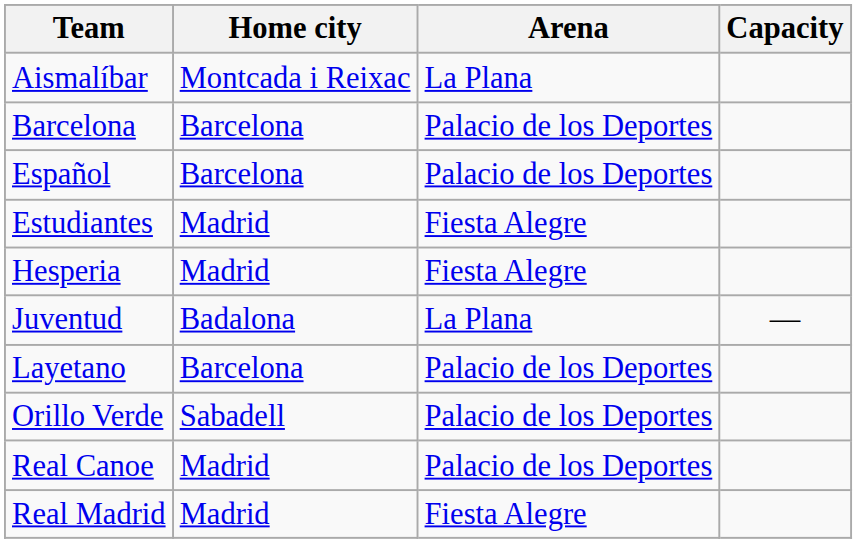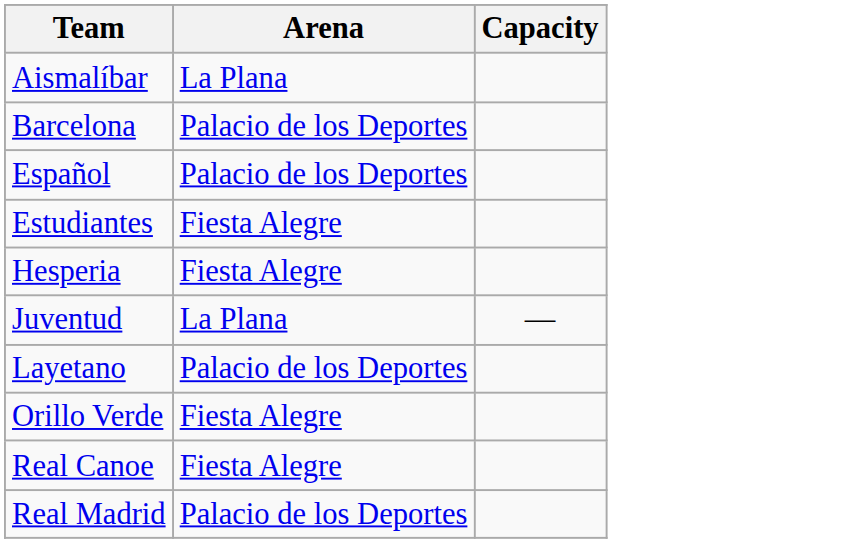- column: (295, 28)
(568, 416) Palacio de los Deportes -> (261, 416) Fiesta Alegre
(568, 464) Palacio de los Deportes -> (261, 464) Fiesta Alegre
(506, 513) Fiesta Alegre -> (324, 513) Palacio de los Deportes
